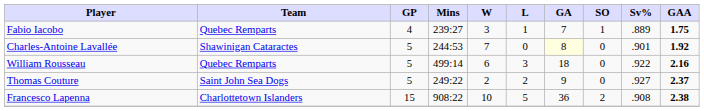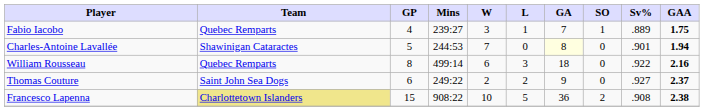(680, 47) 1.92 -> (680, 47) 1.94
(409, 64) 5 -> (409, 64) 8
(409, 81) 5 -> (409, 81) 6
(251, 98) no background -> (251, 98) khaki background
